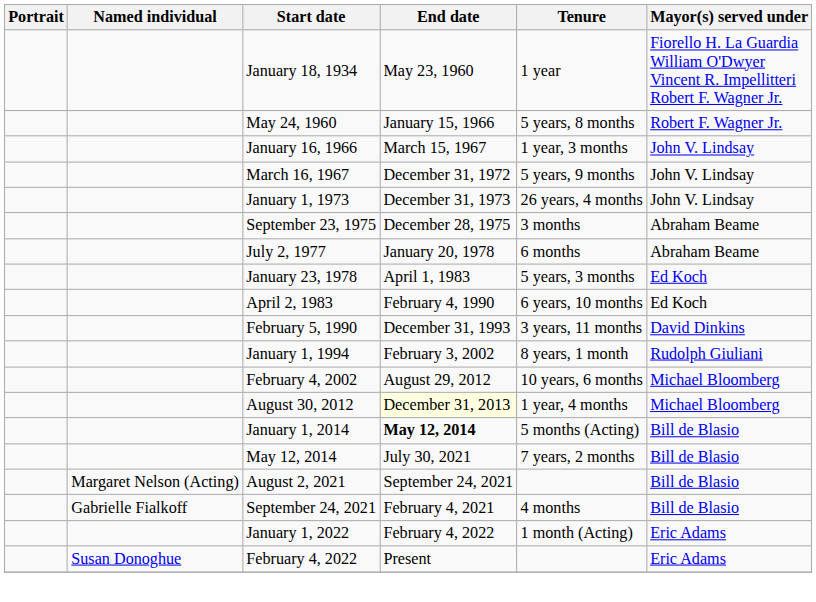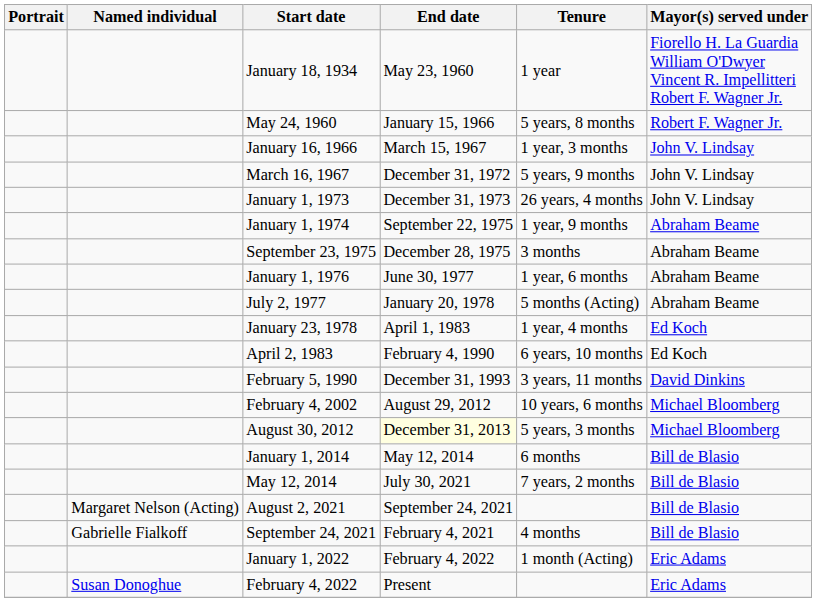+ row: (298, 225)
+ row: (298, 276)
(550, 251) 6 months -> (580, 302) 5 months (Acting)
(578, 276) 5 years, 3 months -> (574, 328) 1 year, 4 months
- row: (298, 353)
(574, 405) 1 year, 4 months -> (578, 430) 5 years, 3 months
(429, 430) bold -> (429, 456) normal
(580, 430) 5 months (Acting) -> (550, 456) 6 months
